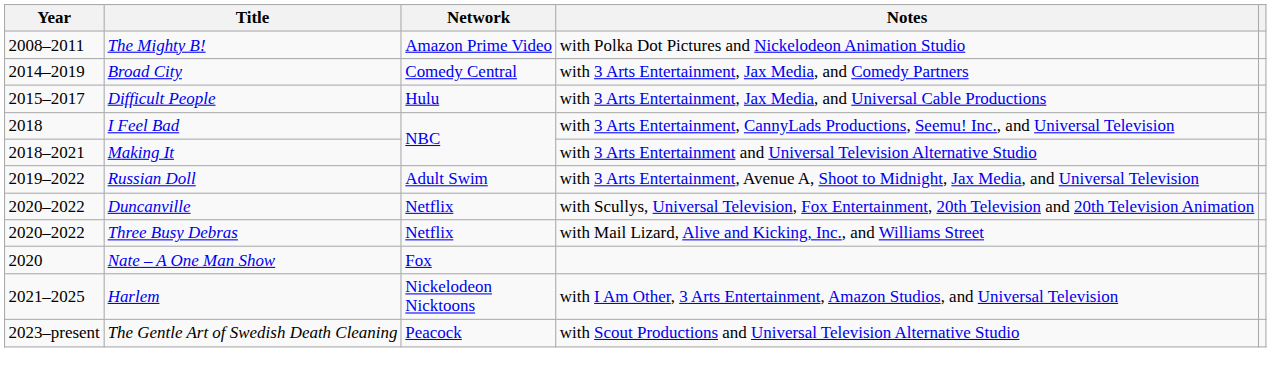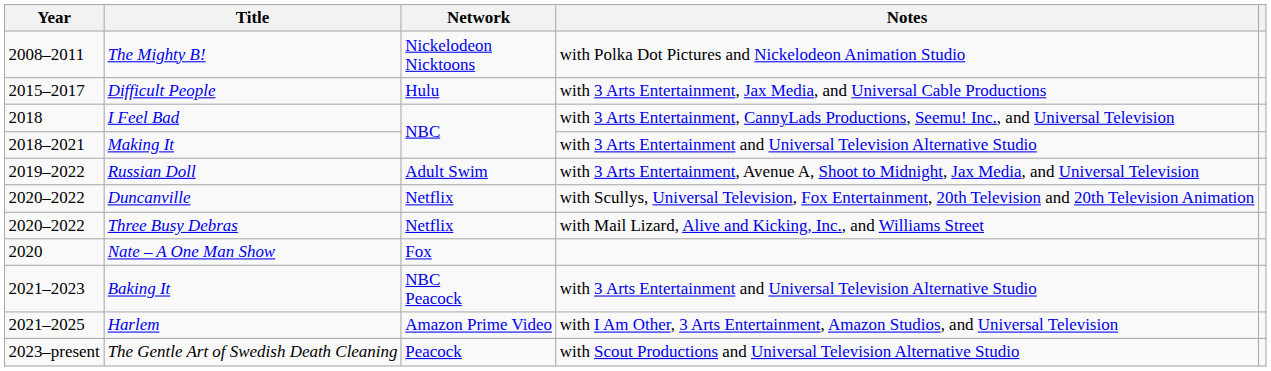(479, 44) Amazon Prime Video -> (449, 54) Nickelodeon Nicktoons
- row: (145, 71)
+ row: (139, 288)
(449, 296) Nickelodeon Nicktoons -> (479, 325) Amazon Prime Video
